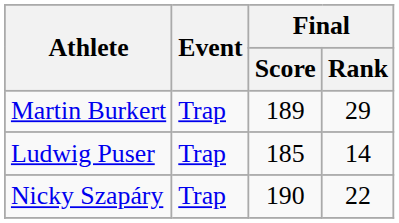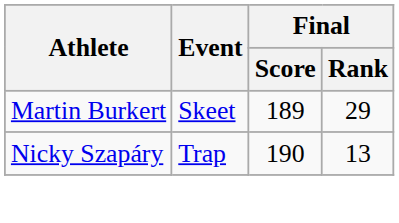(202, 111) Trap -> (207, 111) Skeet
- row: (83, 153)
(358, 196) 22 -> (358, 153) 13
